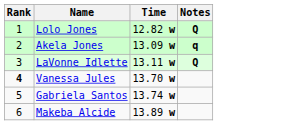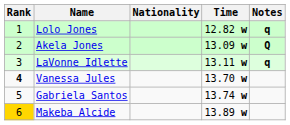+ column: (166, 13)
(195, 29) Q -> (267, 29) q
(195, 46) q -> (267, 46) Q
(195, 62) Q -> (267, 62) q
(19, 112) no background -> (19, 112) gold background
